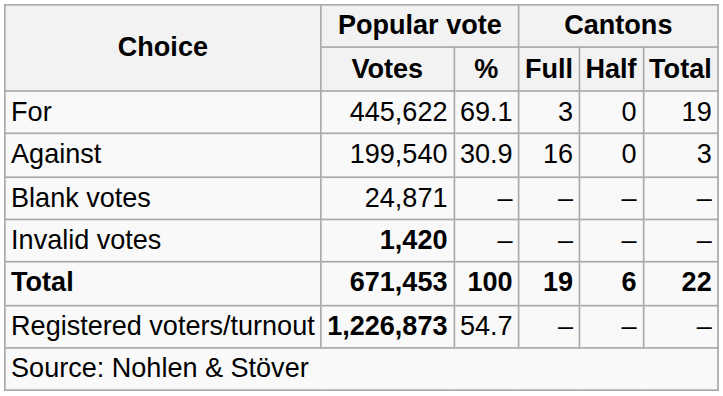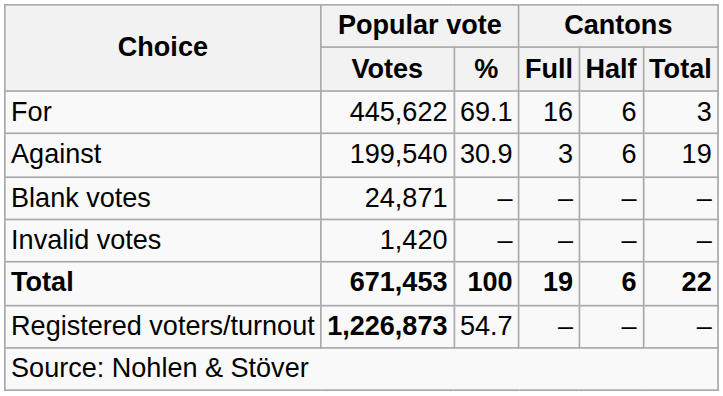(566, 111) 3 -> (558, 111) 16
(629, 111) 0 -> (629, 111) 6
(697, 111) 19 -> (704, 111) 3
(558, 154) 16 -> (566, 154) 3
(629, 154) 0 -> (629, 154) 6
(704, 154) 3 -> (697, 154) 19
(414, 240) bold -> (414, 240) normal
